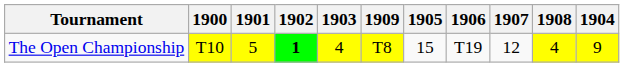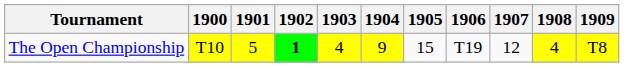columns swapped: (597, 19) <-> (382, 19)
